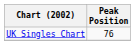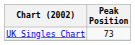(109, 34) 76 -> (109, 34) 73
